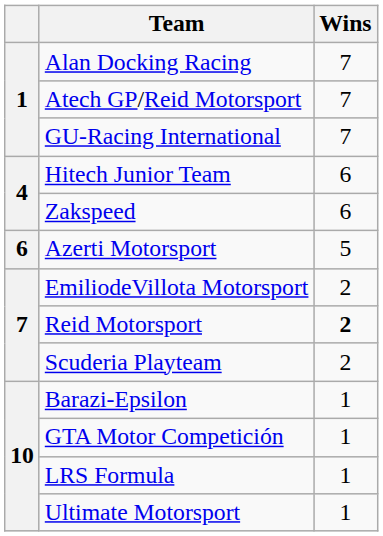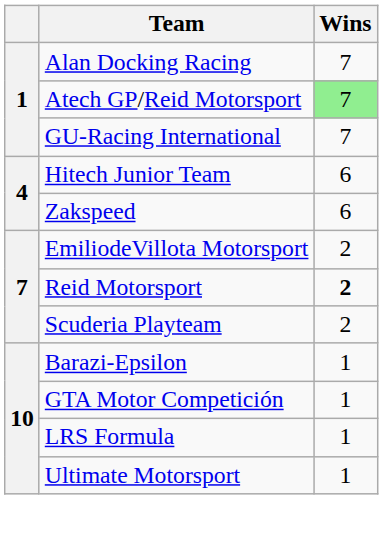(345, 99) no background -> (345, 99) lightgreen background
- row: (131, 249)
